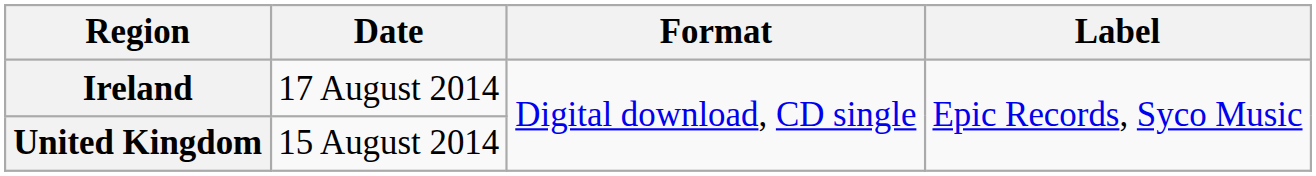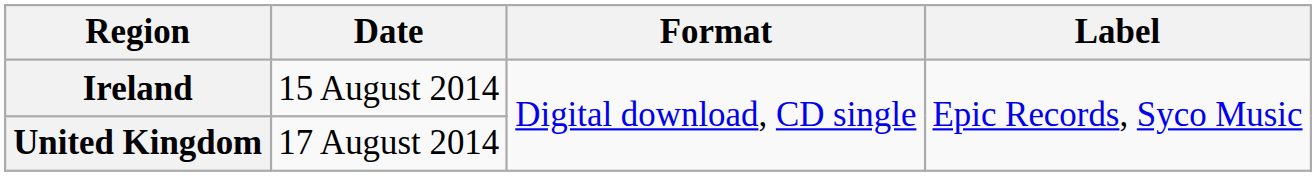(389, 87) 17 August 2014 -> (389, 87) 15 August 2014
(389, 142) 15 August 2014 -> (389, 142) 17 August 2014
